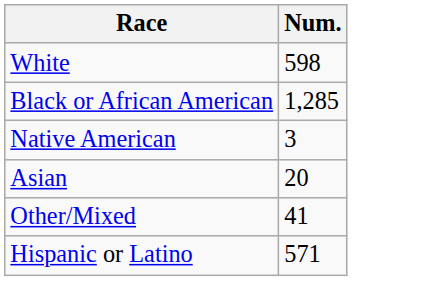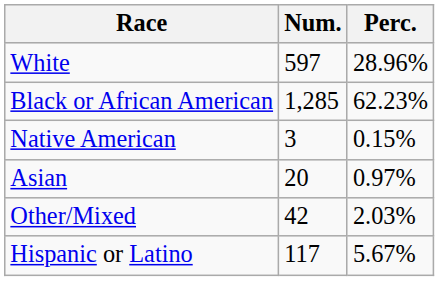+ column: (390, 23)
(303, 62) 598 -> (303, 62) 597
(296, 216) 41 -> (296, 216) 42
(303, 255) 571 -> (302, 255) 117
